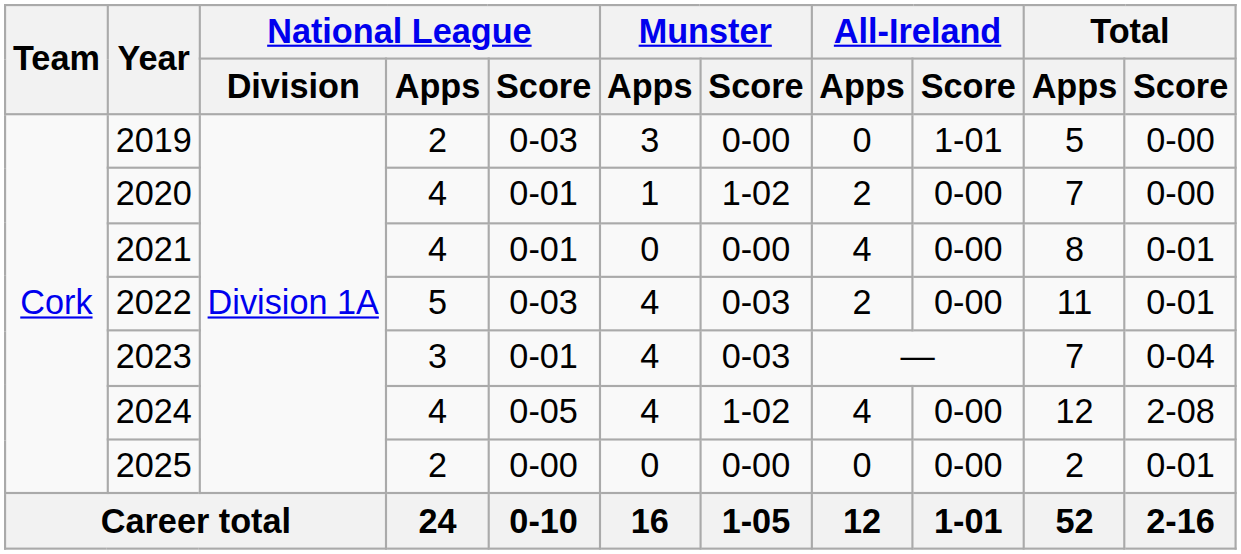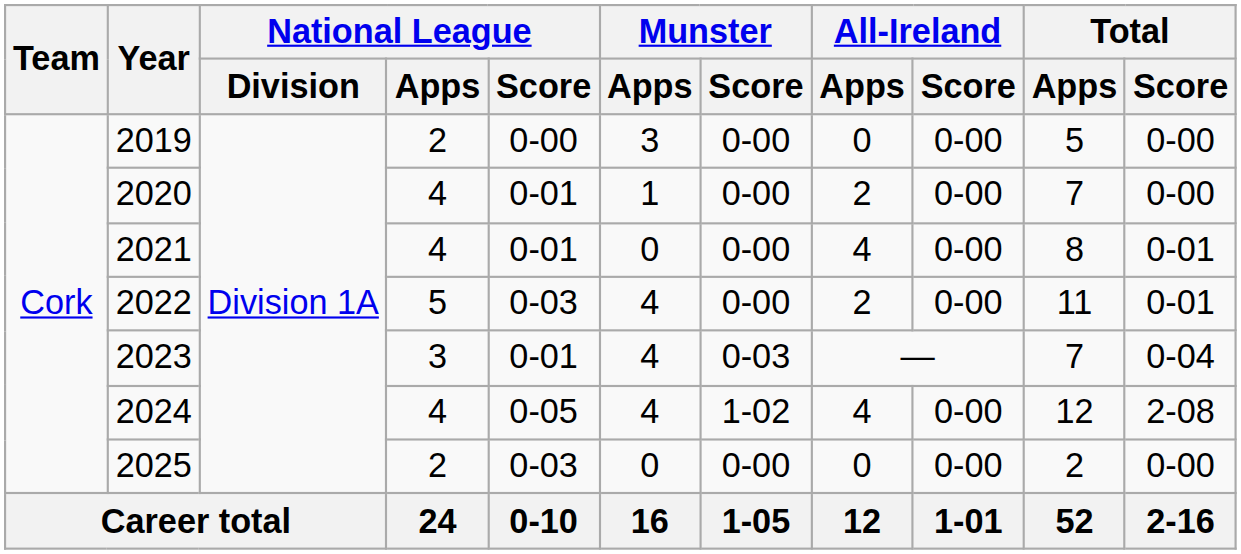(544, 140) 0-03 -> (544, 140) 0-00
(968, 140) 1-01 -> (968, 140) 0-00
(756, 194) 1-02 -> (756, 194) 0-00
(756, 303) 0-03 -> (756, 303) 0-00
(544, 466) 0-00 -> (544, 466) 0-03
(1181, 466) 0-01 -> (1181, 466) 0-00
